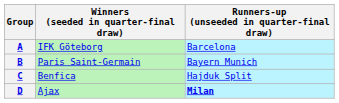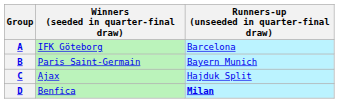(57, 76) Benfica -> (49, 76) Ajax
(49, 91) Ajax -> (57, 91) Benfica
